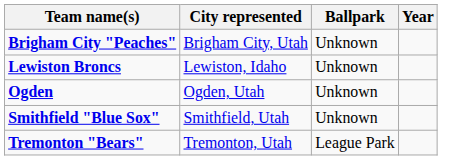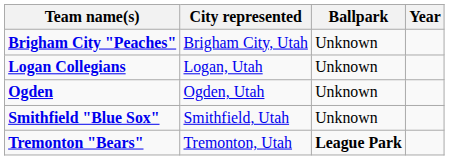- row: (65, 67)
+ row: (67, 67)
(355, 142) normal -> (359, 142) bold
